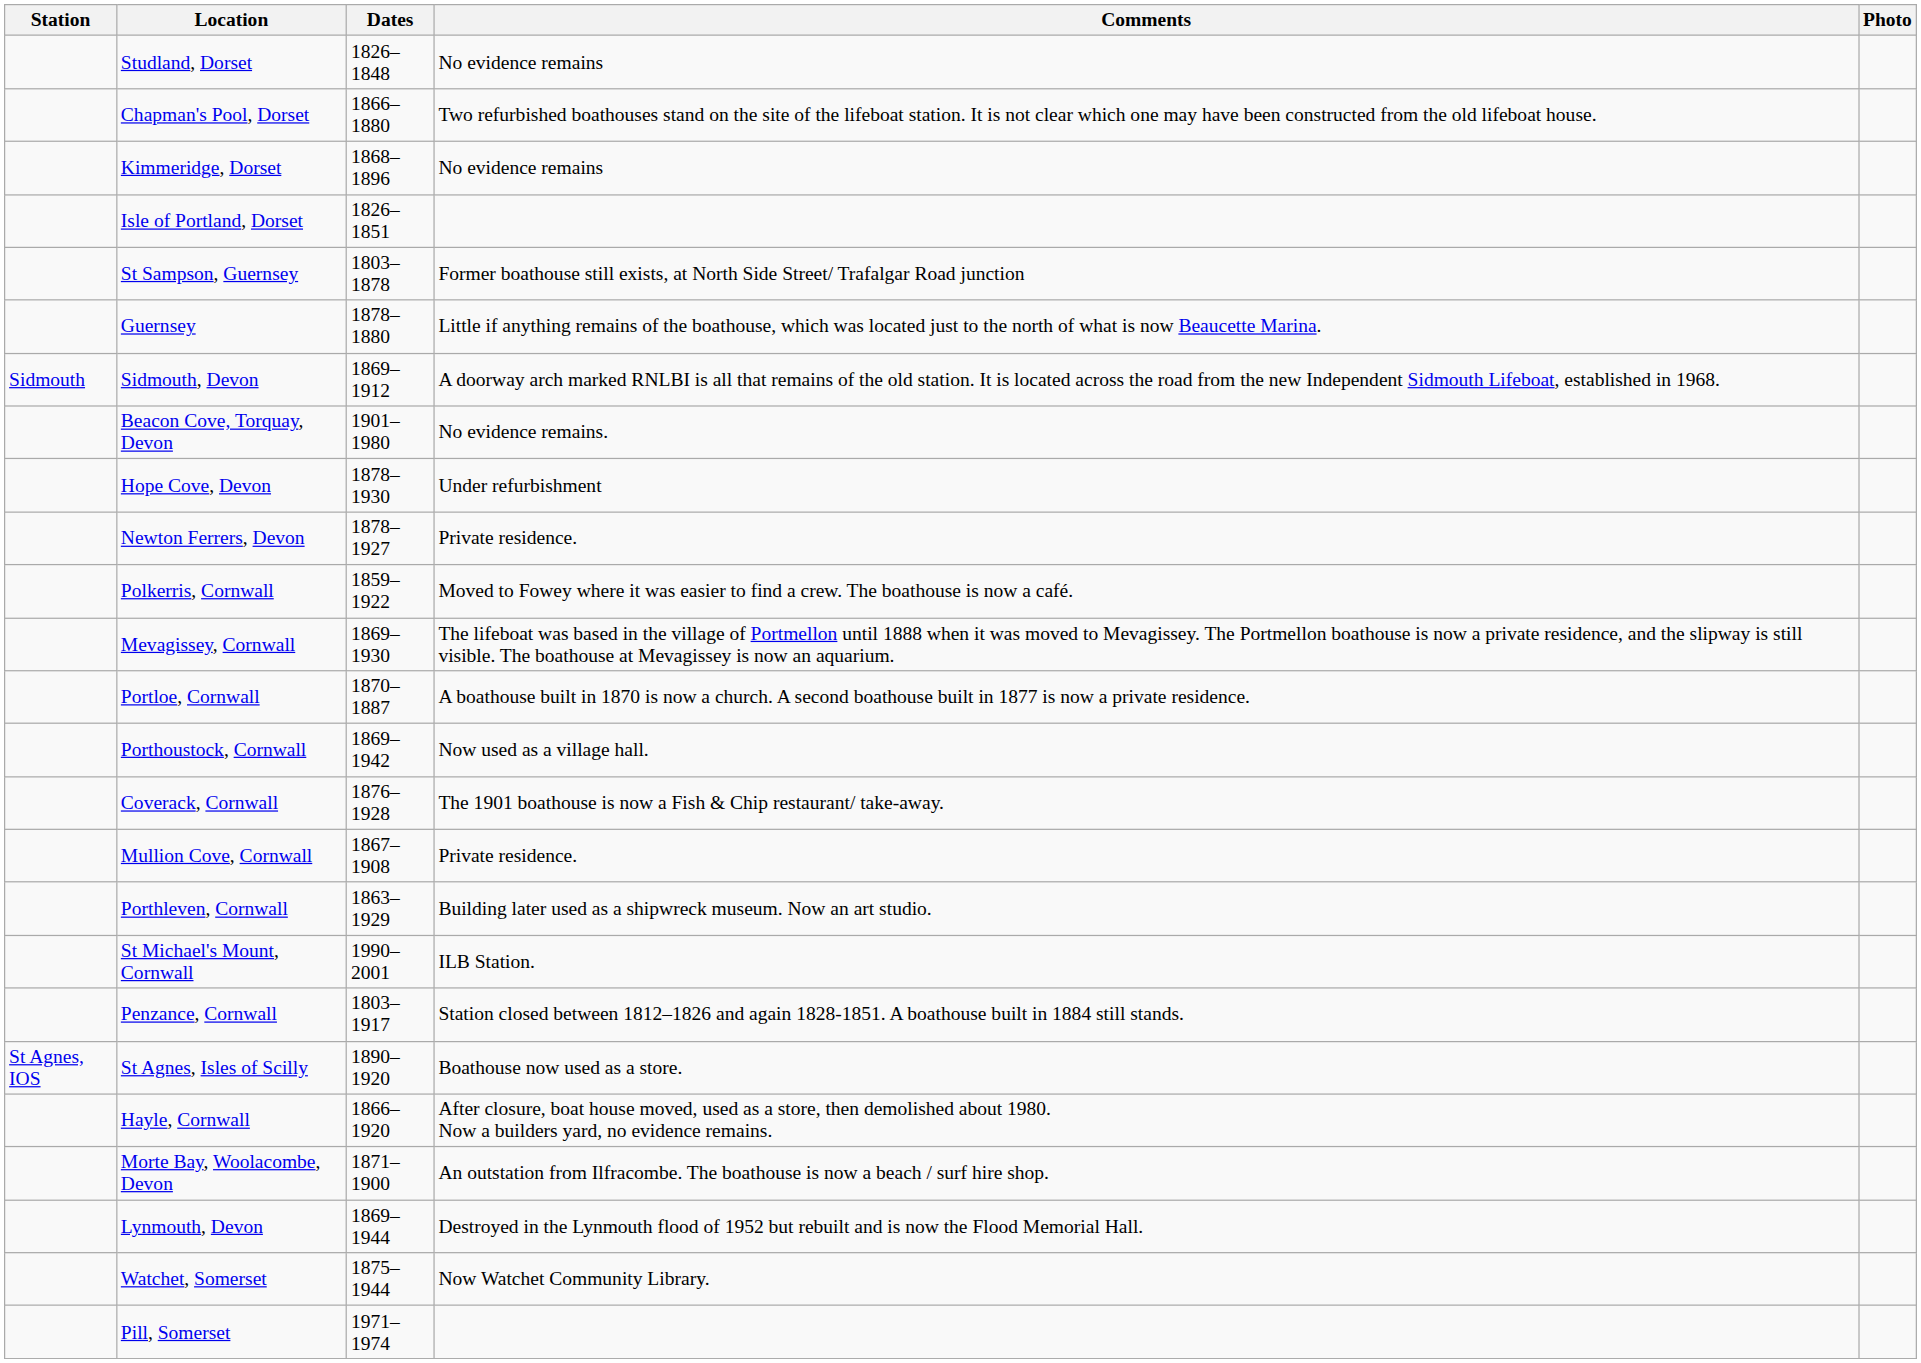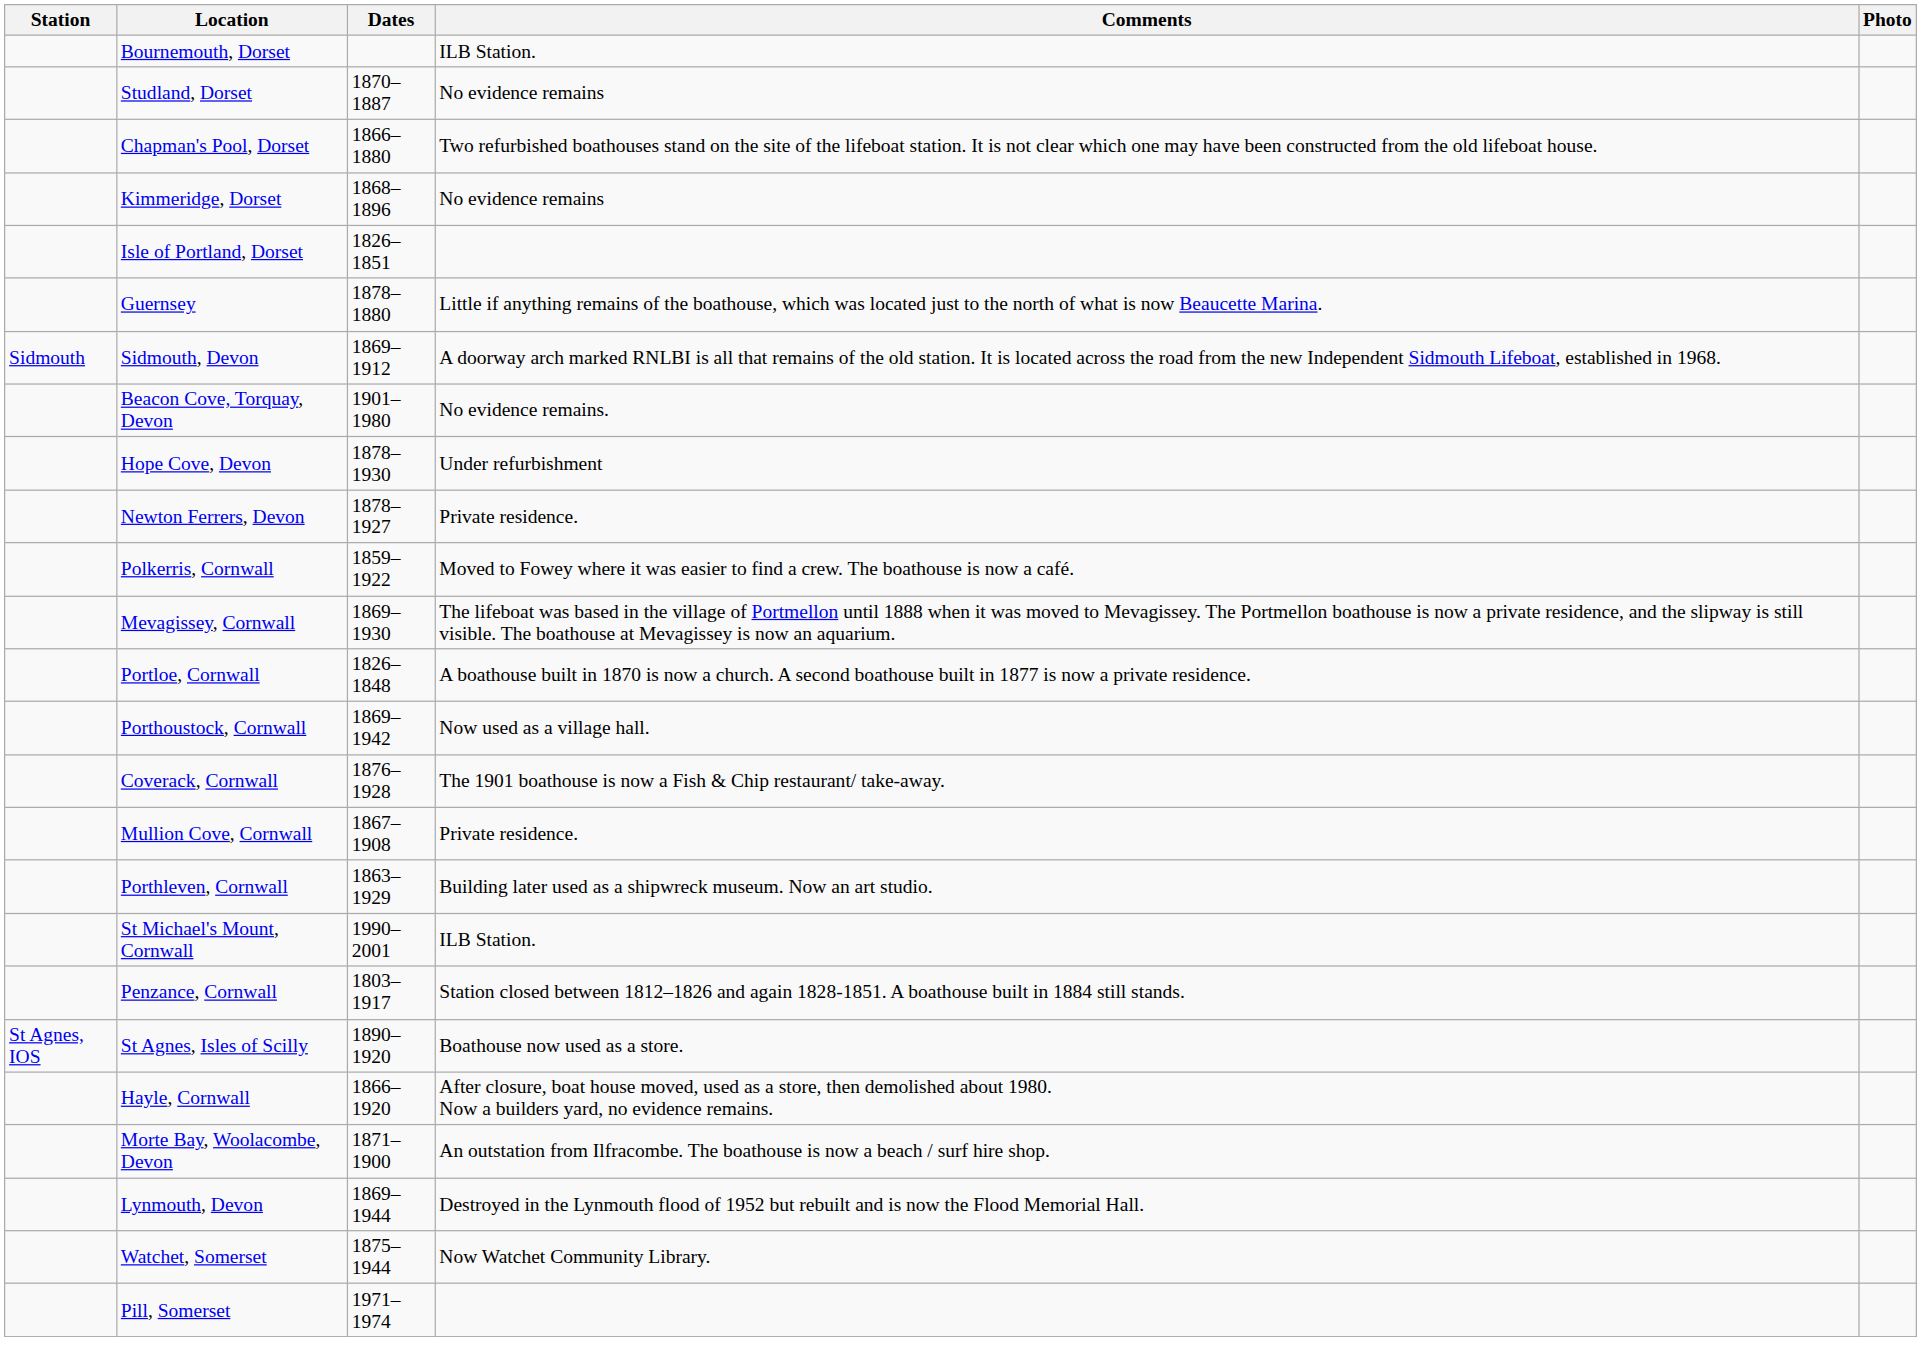+ row: (205, 50)
(375, 61) 1826–1848 -> (376, 92) 1870–1887
- row: (210, 273)
(375, 696) 1870–1887 -> (376, 674) 1826–1848
